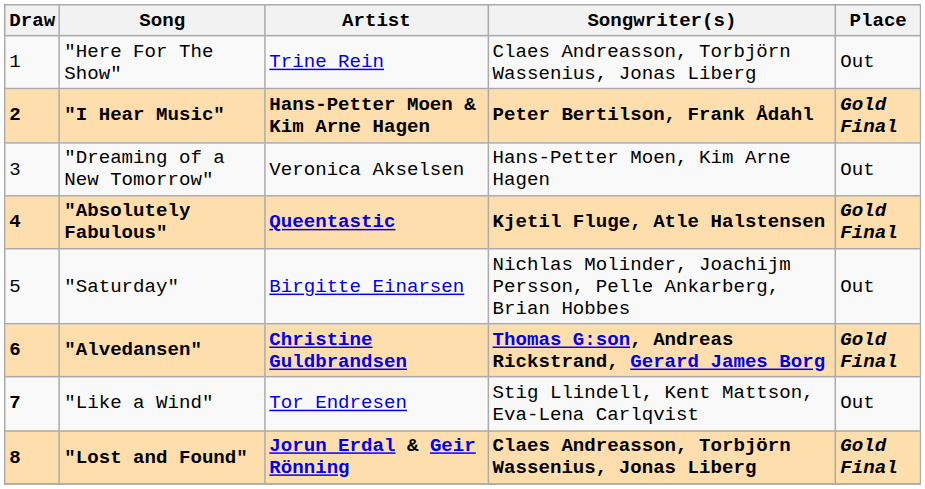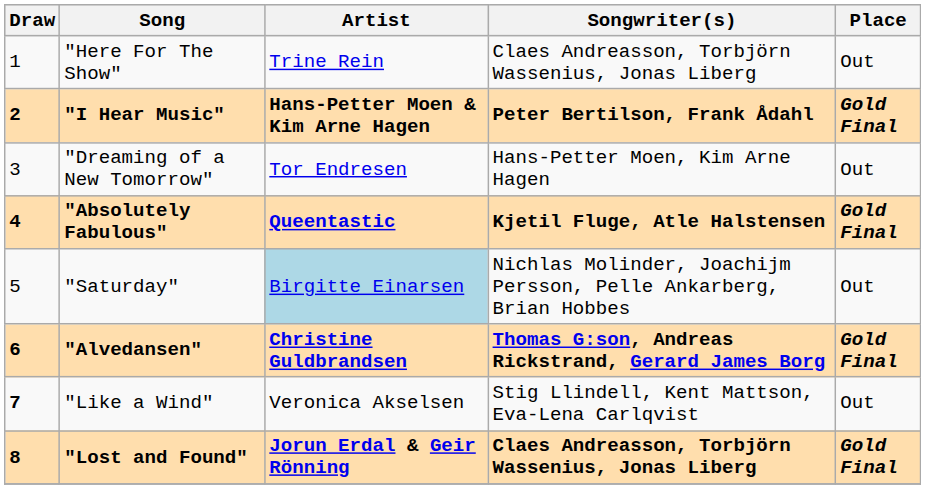(367, 169) Veronica Akselsen -> (338, 169) Tor Endresen
(367, 286) no background -> (367, 286) lightblue background
(338, 404) Tor Endresen -> (367, 404) Veronica Akselsen
